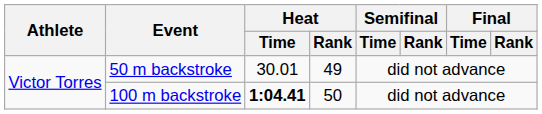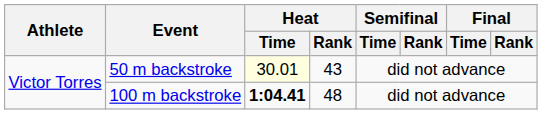(277, 69) no background -> (277, 69) lightyellow background
(333, 69) 49 -> (333, 69) 43
(333, 96) 50 -> (333, 96) 48
